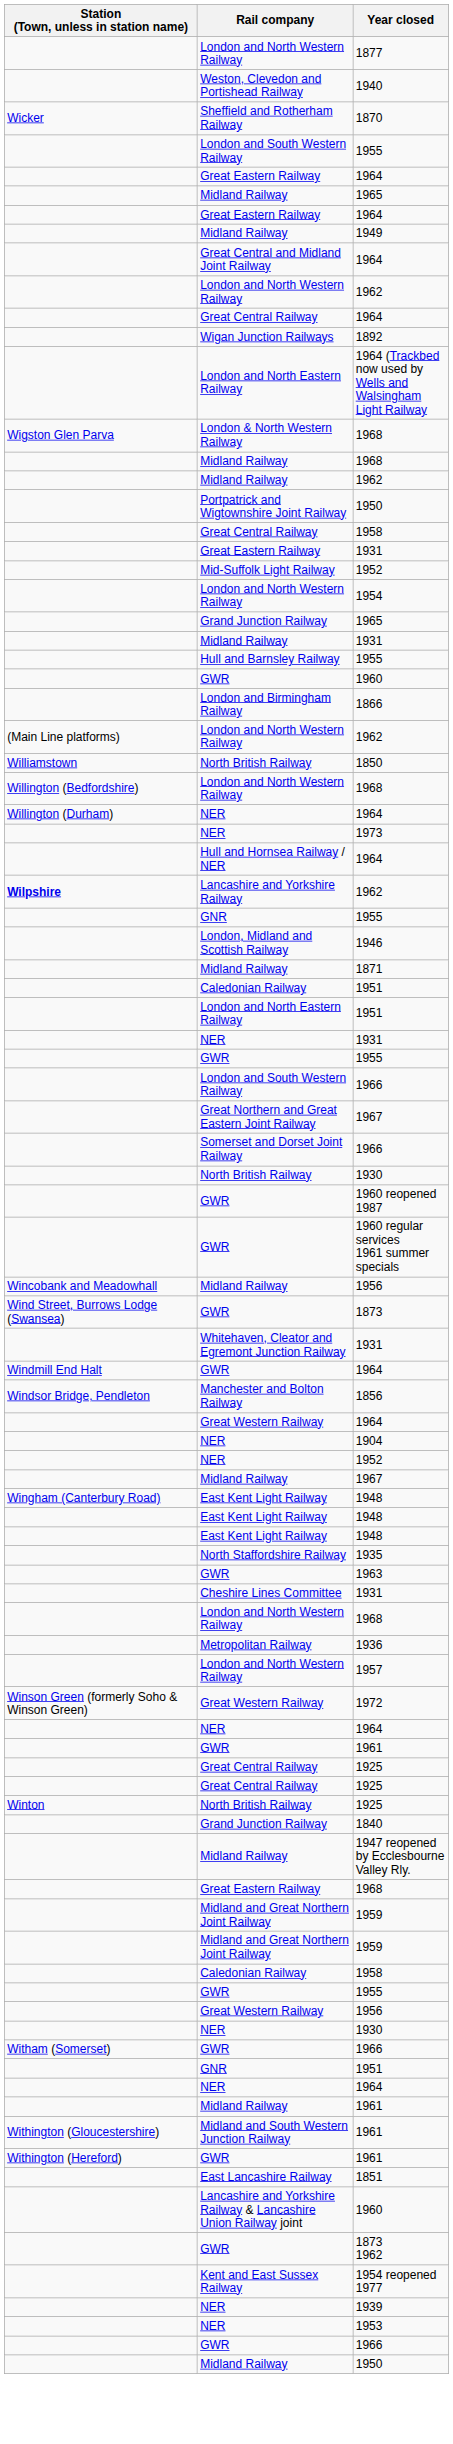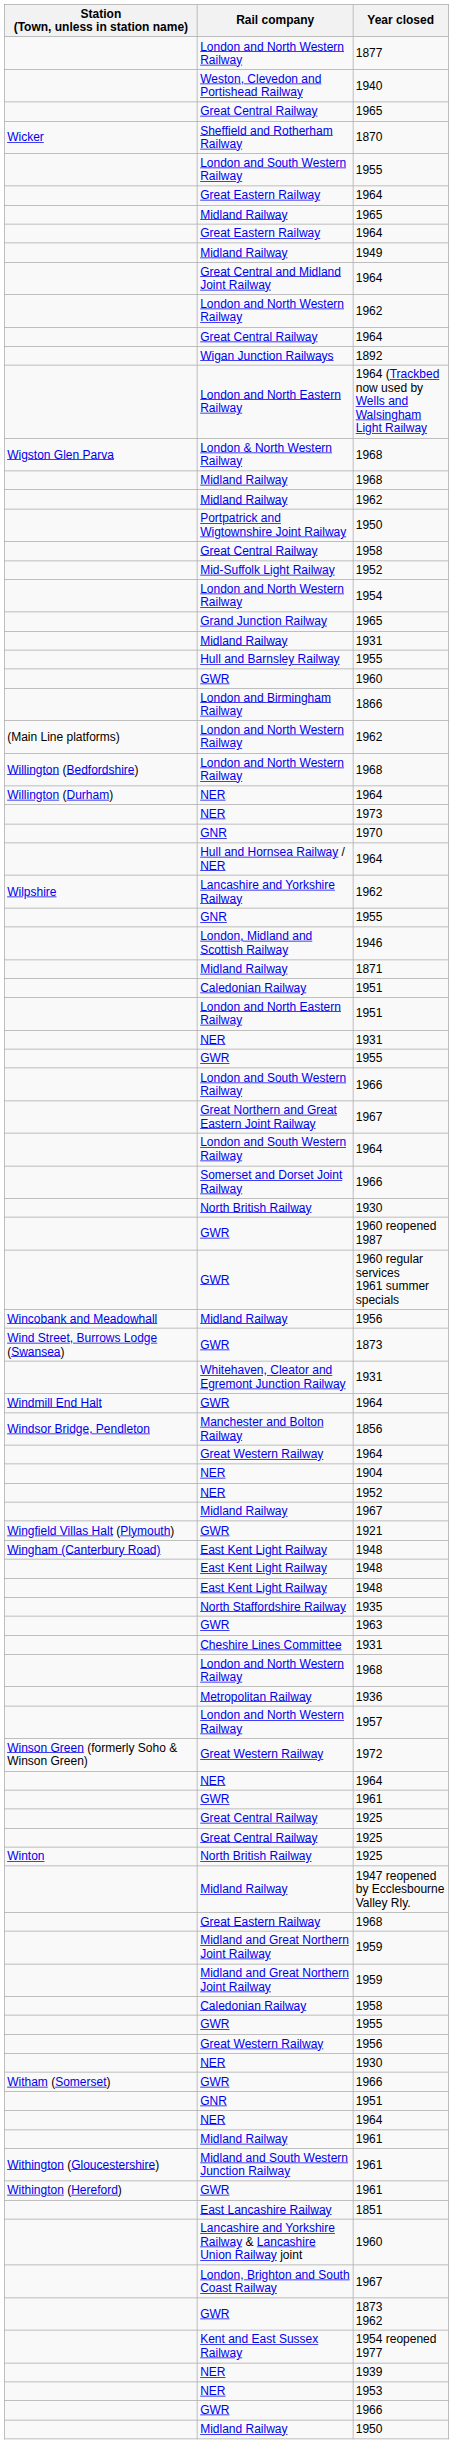+ row: (259, 111)
- row: (260, 551)
- row: (256, 762)
+ row: (214, 833)
(34, 891) bold -> (32, 891) normal
+ row: (273, 1149)
+ row: (215, 1530)
- row: (264, 1824)
+ row: (275, 2281)
